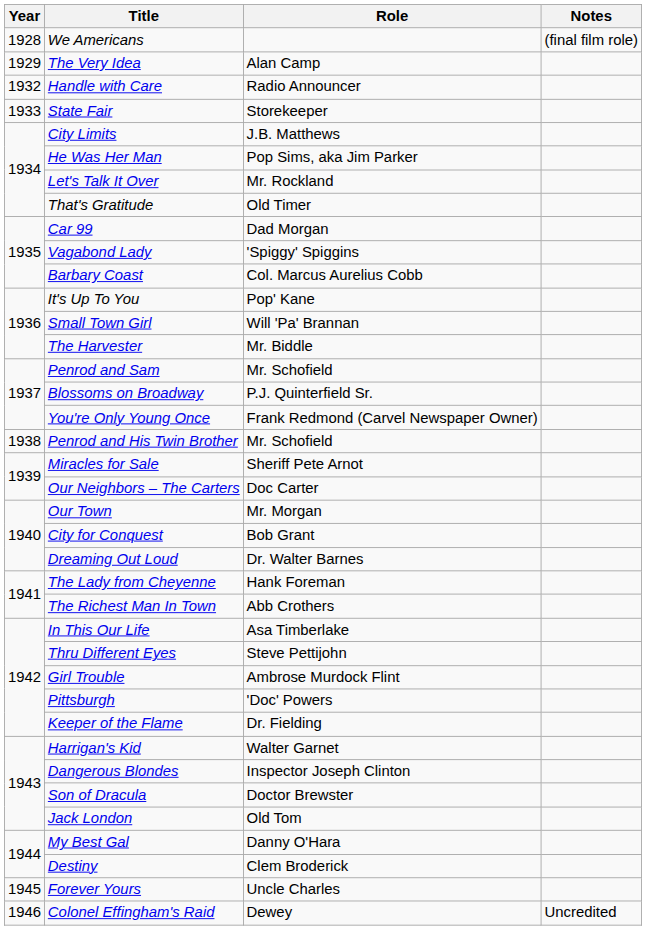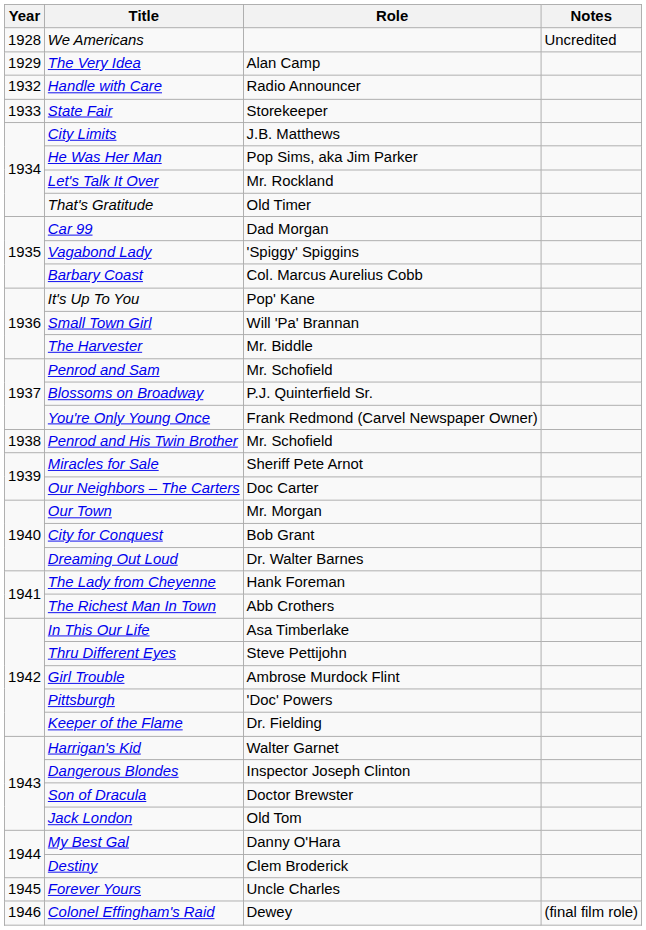(591, 39) (final film role) -> (581, 39) Uncredited
(581, 913) Uncredited -> (591, 913) (final film role)
